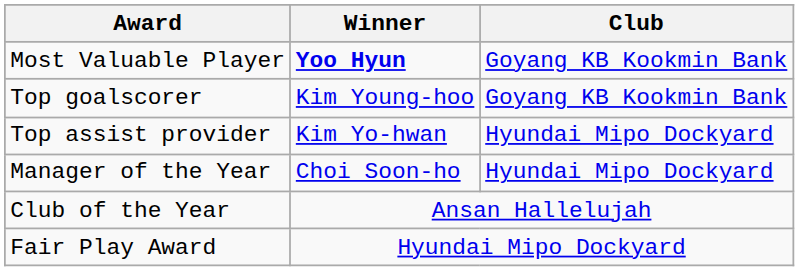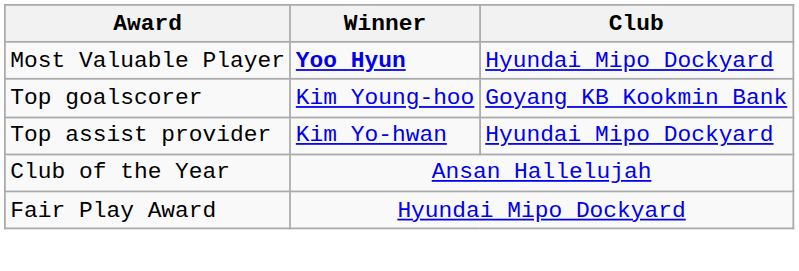(636, 61) Goyang KB Kookmin Bank -> (629, 61) Hyundai Mipo Dockyard
- row: (141, 173)
